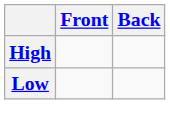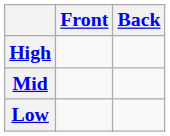+ row: (30, 83)
